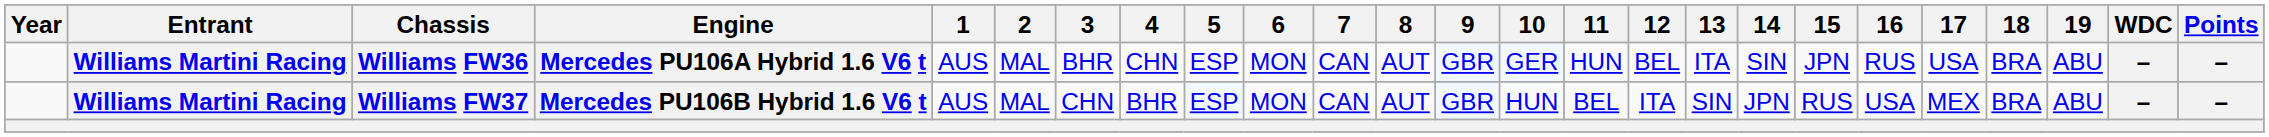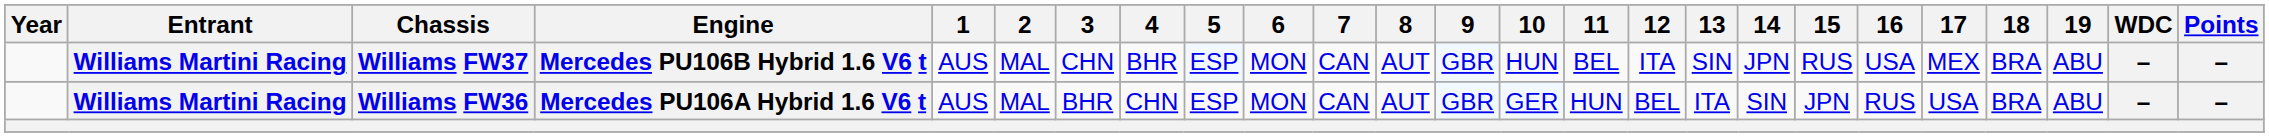rows swapped: (443, 62) <-> (443, 100)
